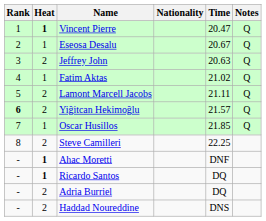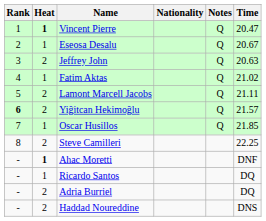columns swapped: (219, 12) <-> (247, 12)
(44, 175) bold -> (44, 175) normal
